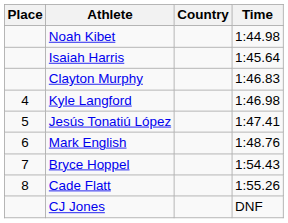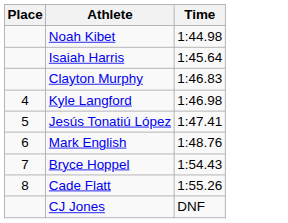- column: (203, 15)
